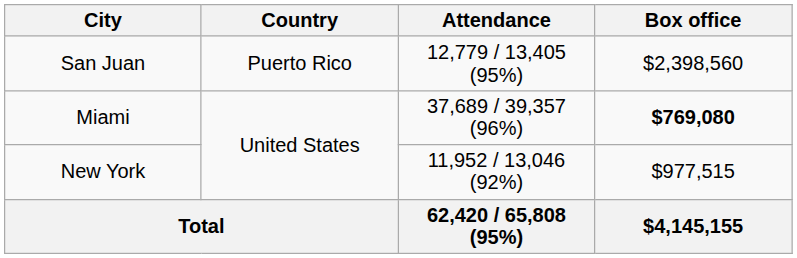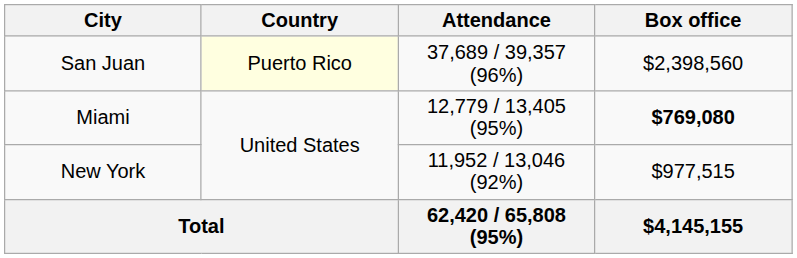(300, 63) no background -> (300, 63) lightyellow background
(496, 63) 12,779 / 13,405 (95%) -> (496, 63) 37,689 / 39,357 (96%)
(496, 117) 37,689 / 39,357 (96%) -> (496, 117) 12,779 / 13,405 (95%)
